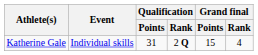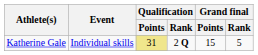(151, 43) no background -> (151, 43) khaki background
(239, 43) 4 -> (239, 43) 5
